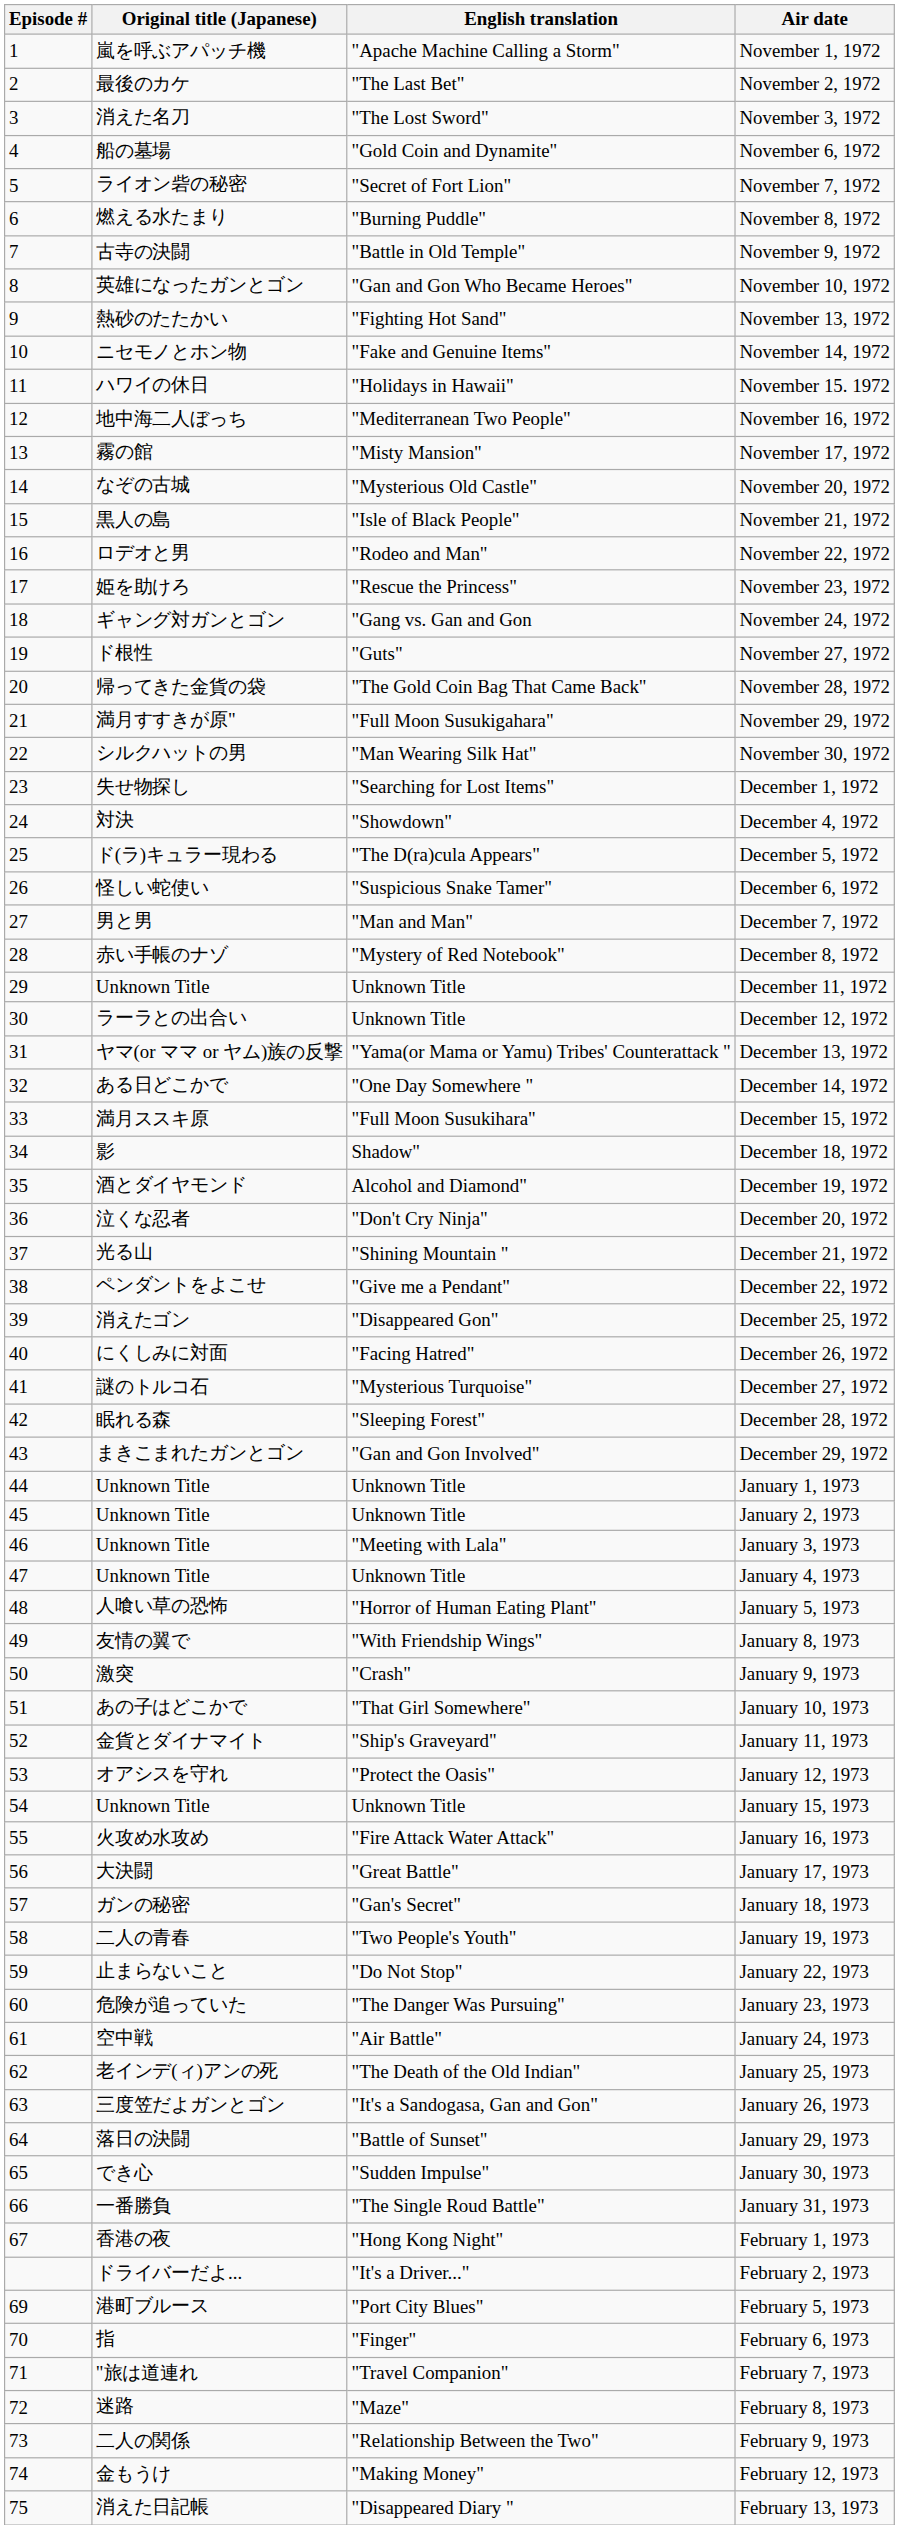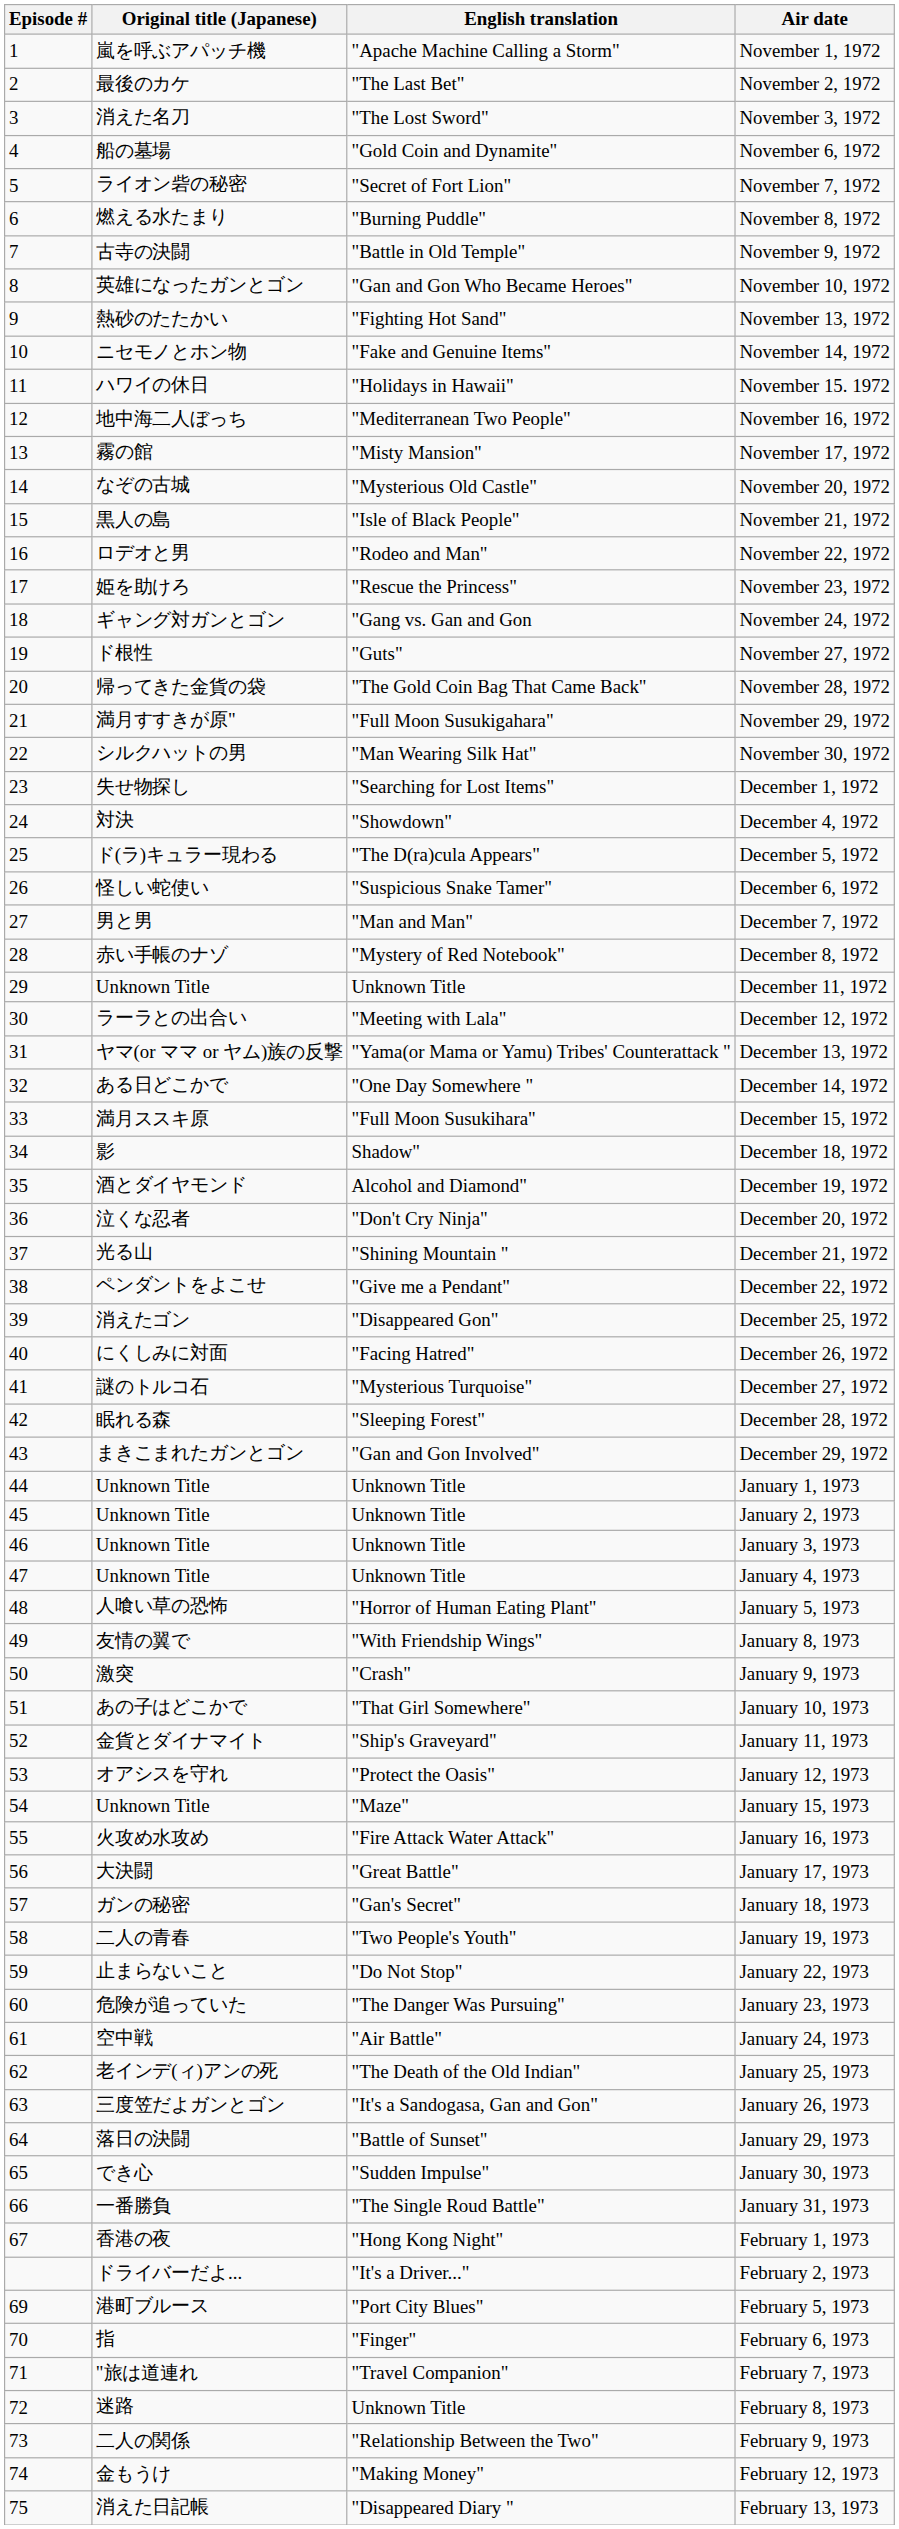(408, 1018) Unknown Title -> (429, 1018) "Meeting with Lala"
(429, 1545) "Meeting with Lala" -> (408, 1545) Unknown Title
(408, 1806) Unknown Title -> (380, 1806) "Maze"
(380, 2407) "Maze" -> (408, 2407) Unknown Title
